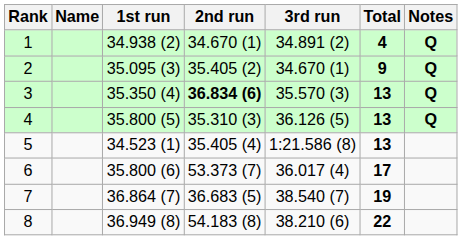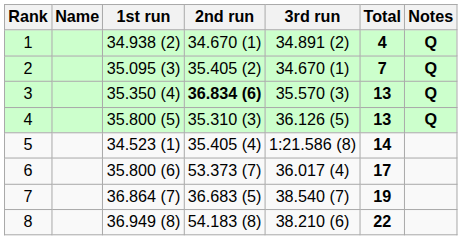(382, 68) 9 -> (382, 68) 7
(382, 145) 13 -> (382, 145) 14
